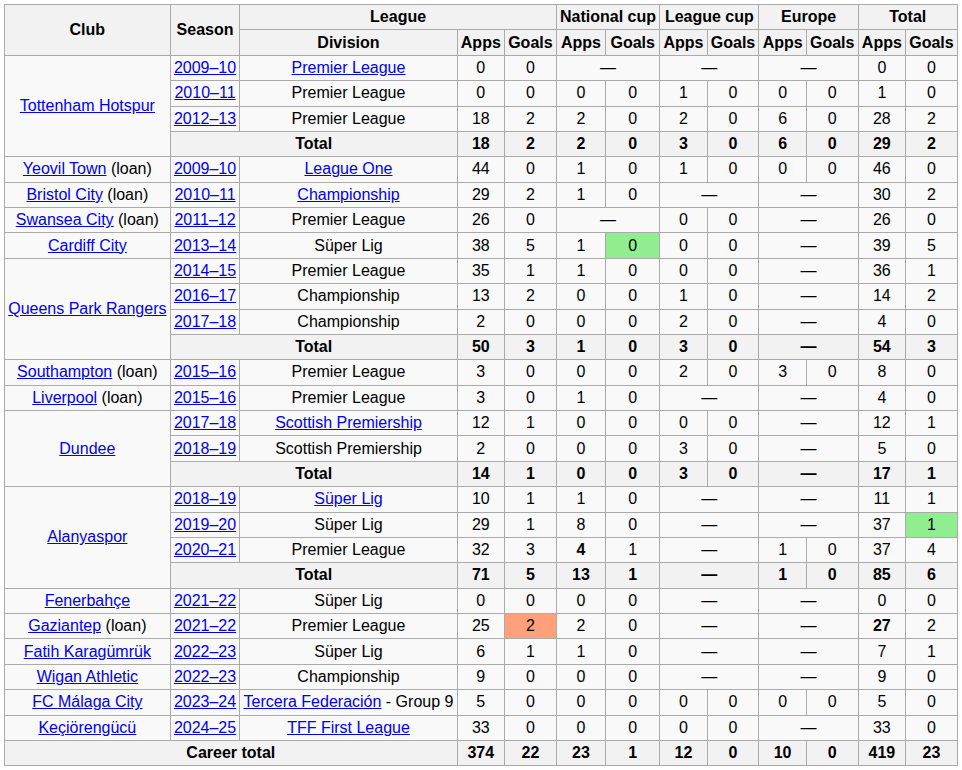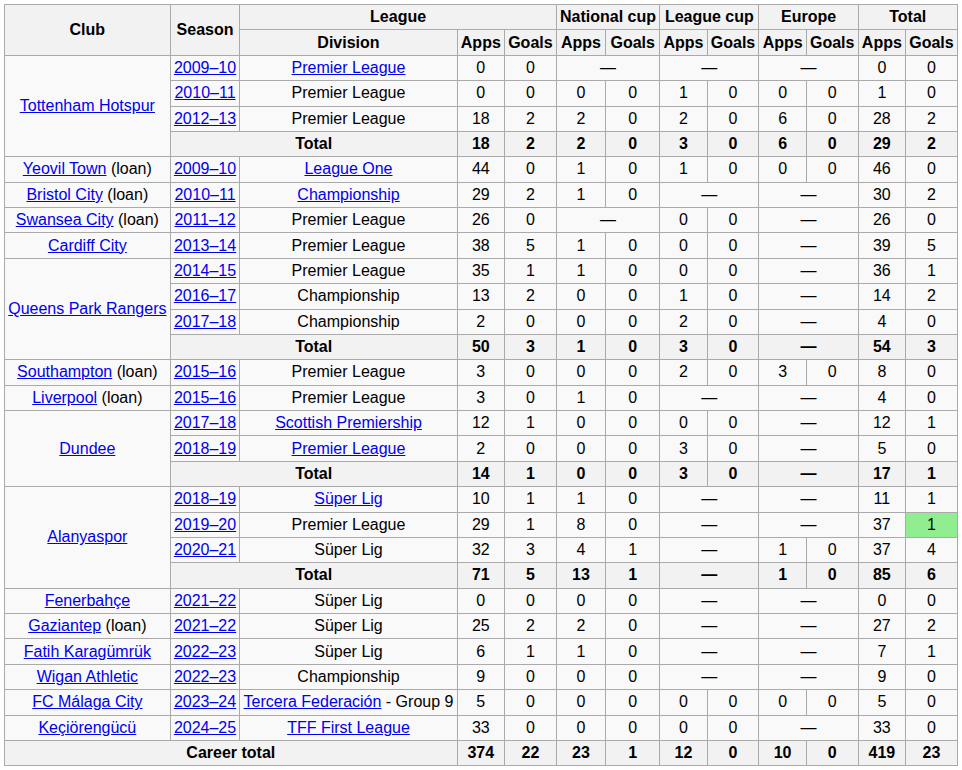(348, 245) Süper Lig -> (348, 245) Premier League
(633, 245) lightgreen background -> (633, 245) no background
(348, 448) Scottish Premiership -> (348, 448) Premier League
(348, 524) Süper Lig -> (348, 524) Premier League
(348, 550) Premier League -> (348, 550) Süper Lig
(581, 550) bold -> (581, 550) normal
(348, 626) Premier League -> (348, 626) Süper Lig
(530, 626) lightsalmon background -> (530, 626) no background
(882, 626) bold -> (882, 626) normal
